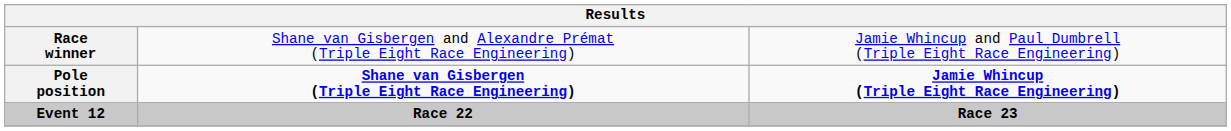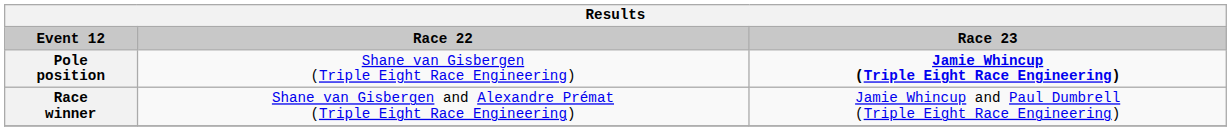rows swapped: (71, 114) <-> (71, 46)
(443, 84) bold -> (443, 69) normal
